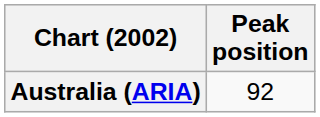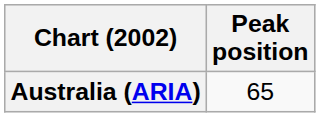(260, 91) 92 -> (260, 91) 65
